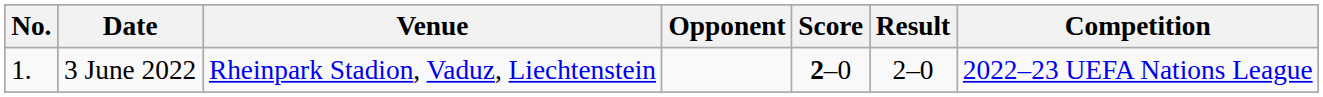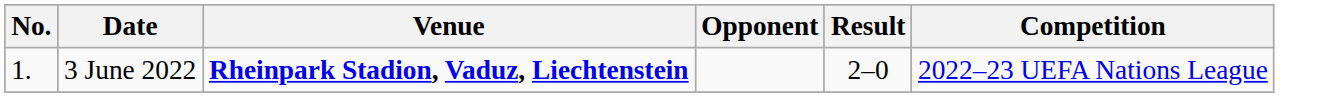- column: (831, 26)
(432, 69) normal -> (449, 69) bold
